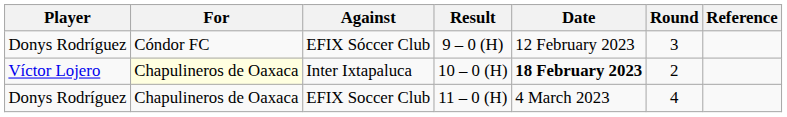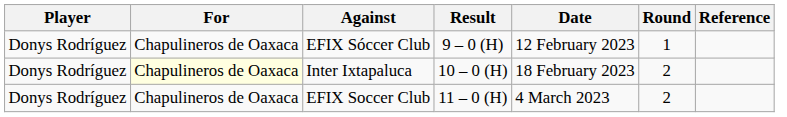(172, 44) Cóndor FC -> (216, 44) Chapulineros de Oaxaca
(674, 44) 3 -> (667, 44) 1
(54, 71) Víctor Lojero -> (67, 71) Donys Rodríguez
(579, 71) bold -> (575, 71) normal
(674, 97) 4 -> (667, 97) 2
